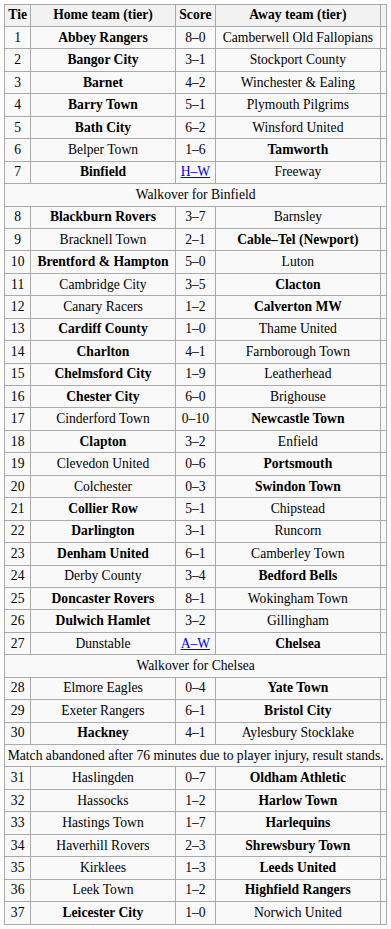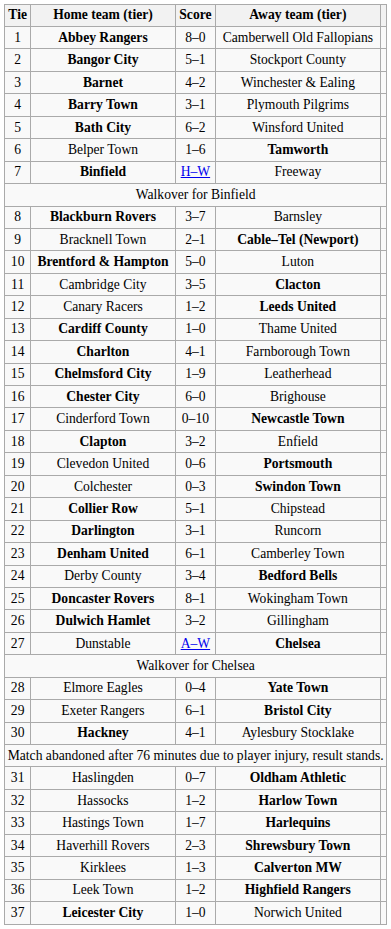(195, 60) 3–1 -> (195, 60) 5–1
(195, 105) 5–1 -> (195, 105) 3–1
(298, 306) Calverton MW -> (298, 306) Leeds United
(298, 867) Leeds United -> (298, 867) Calverton MW
